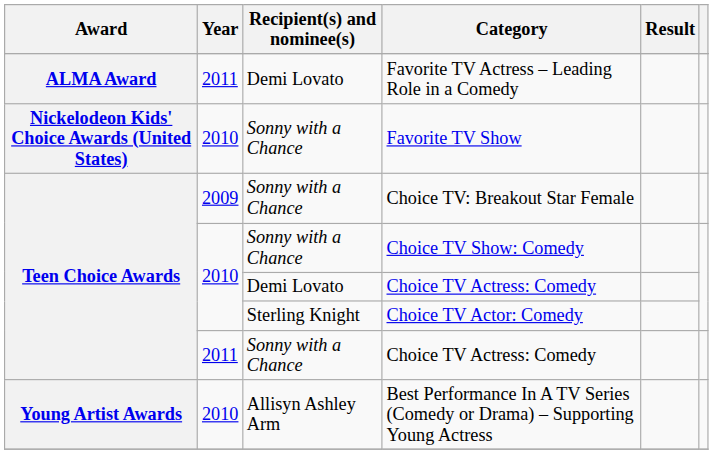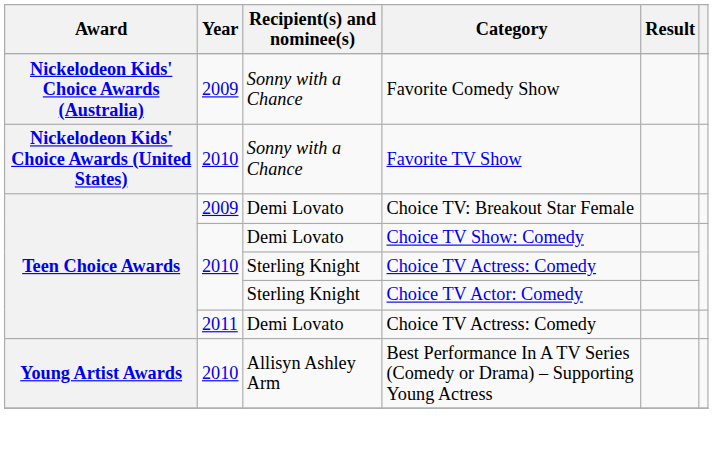- row: (220, 78)
+ row: (220, 88)
(294, 198) Sonny with a Chance -> (295, 208) Demi Lovato
(294, 247) Sonny with a Chance -> (295, 237) Demi Lovato
(295, 286) Demi Lovato -> (303, 266) Sterling Knight
(294, 354) Sonny with a Chance -> (295, 324) Demi Lovato
